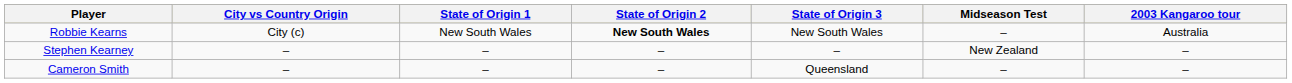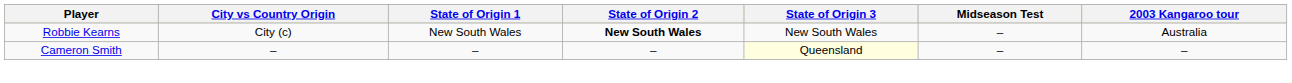- row: (88, 51)
(837, 69) no background -> (831, 51) lightyellow background
